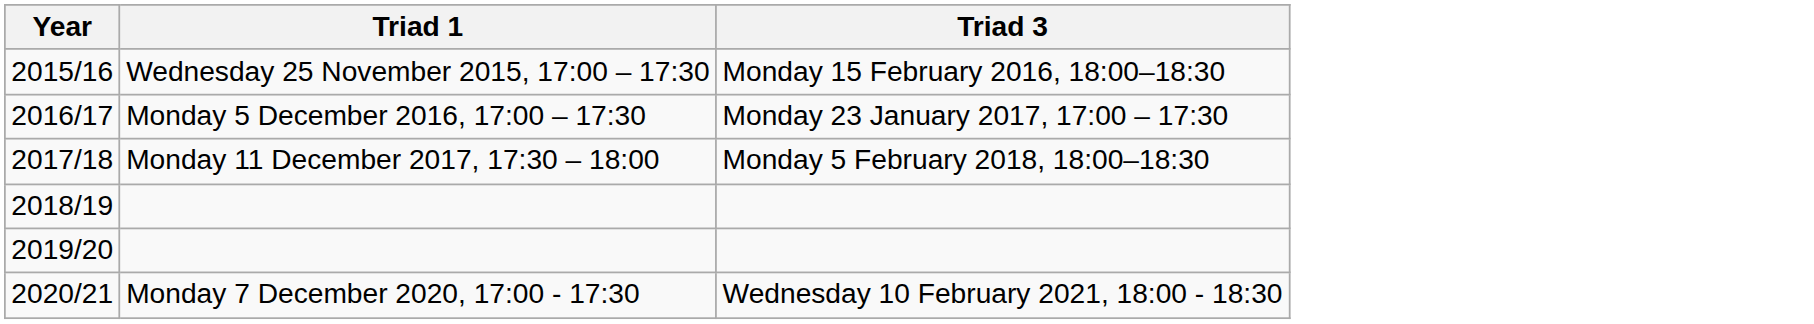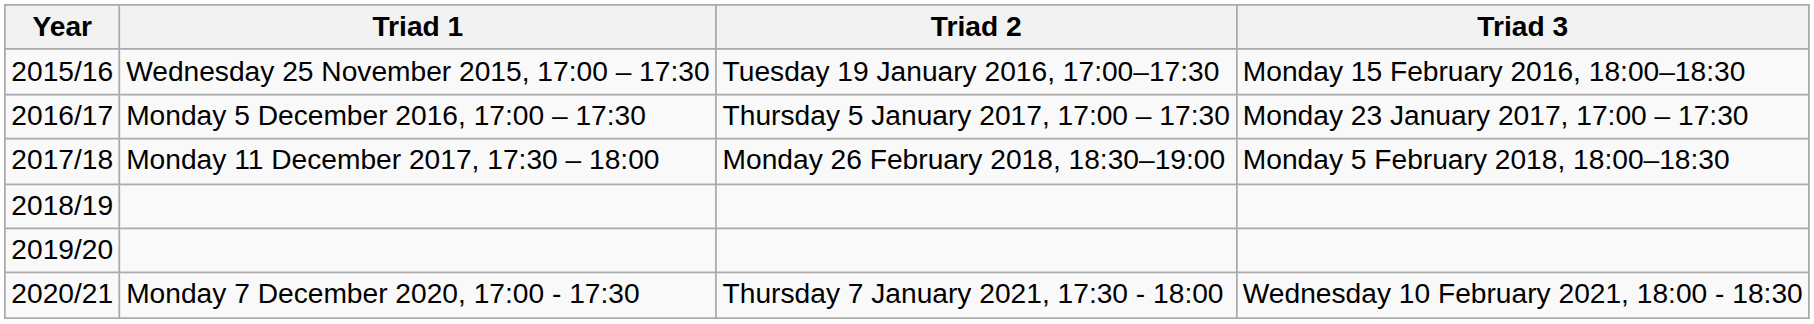+ column: (976, 26)
